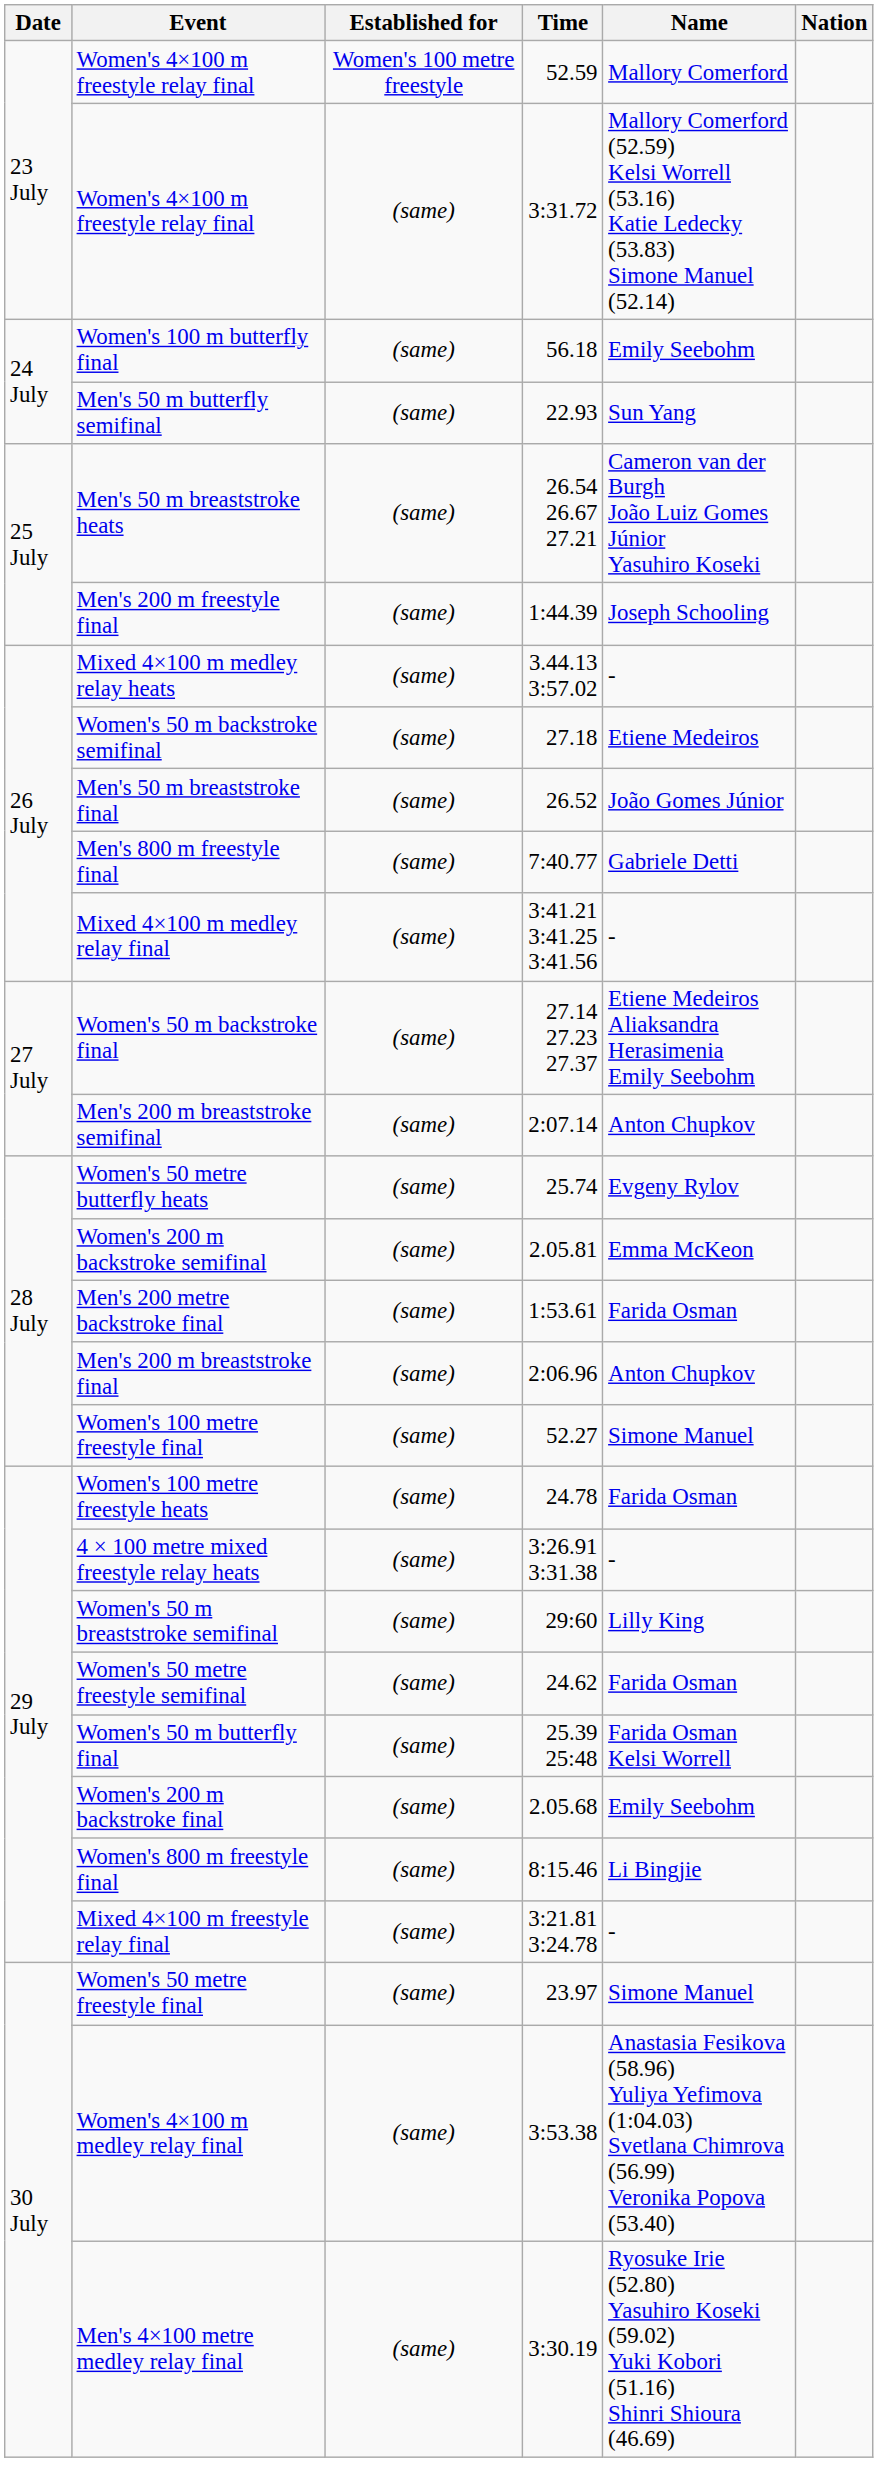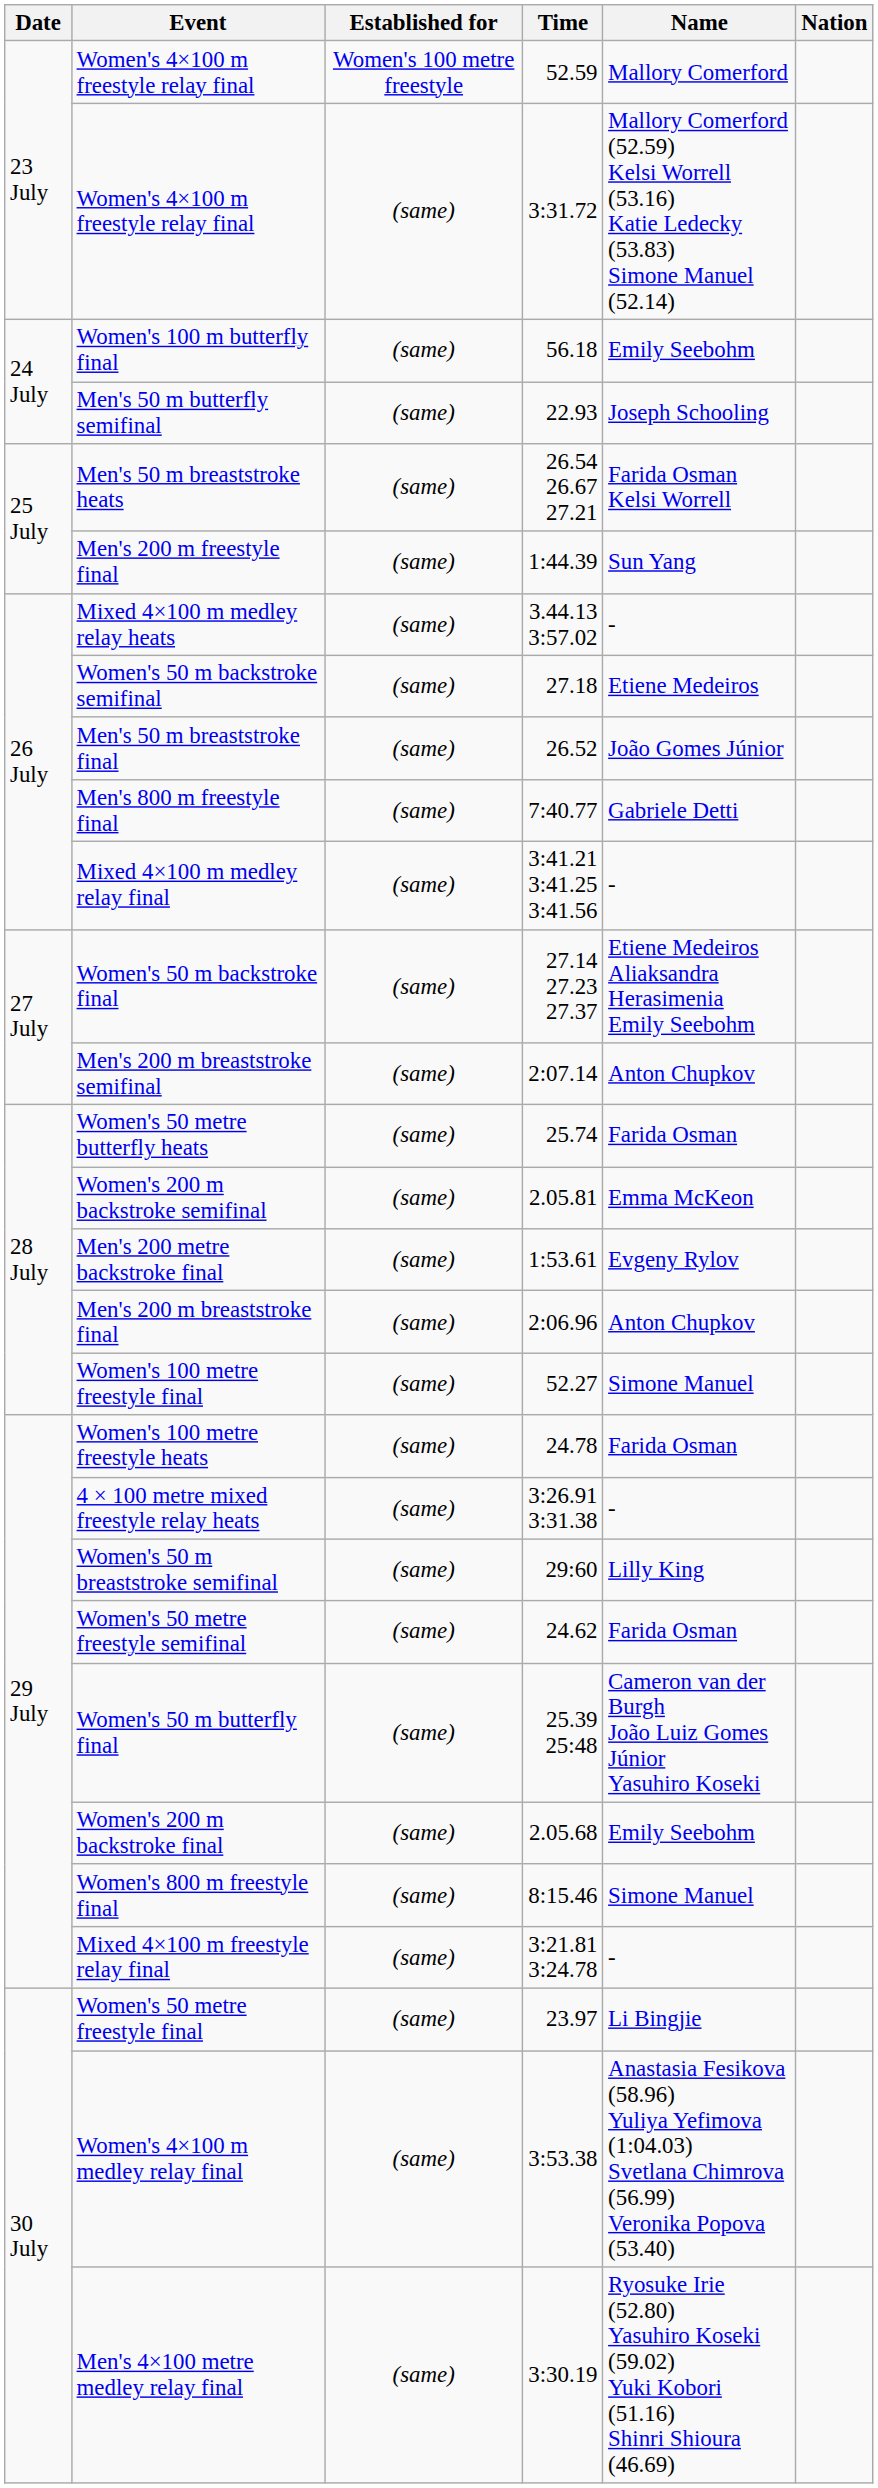(652, 412) Sun Yang -> (689, 412) Joseph Schooling
(688, 512) Cameron van der Burgh João Luiz Gomes Júnior Yasuhiro Koseki -> (673, 487) Farida Osman Kelsi Worrell
(689, 613) Joseph Schooling -> (652, 562) Sun Yang
(673, 1187) Evgeny Rylov -> (673, 1135) Farida Osman
(673, 1311) Farida Osman -> (673, 1259) Evgeny Rylov
(673, 1745) Farida Osman Kelsi Worrell -> (688, 1732) Cameron van der Burgh João Luiz Gomes Júnior Yasuhiro Koseki
(655, 1869) Li Bingjie -> (681, 1895) Simone Manuel
(681, 1993) Simone Manuel -> (655, 2019) Li Bingjie
